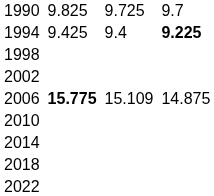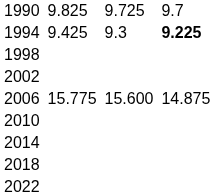(116, 32) 9.4 -> (116, 32) 9.3
(72, 98) bold -> (72, 98) normal
(129, 98) 15.109 -> (129, 98) 15.600
